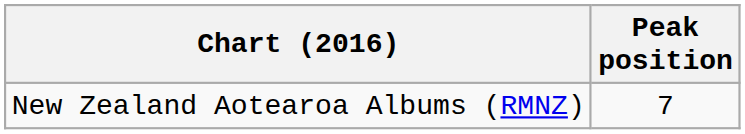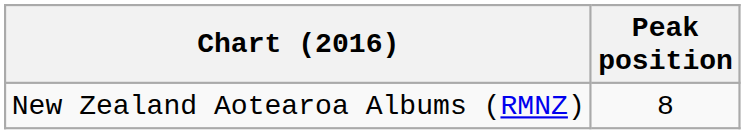(666, 106) 7 -> (666, 106) 8
